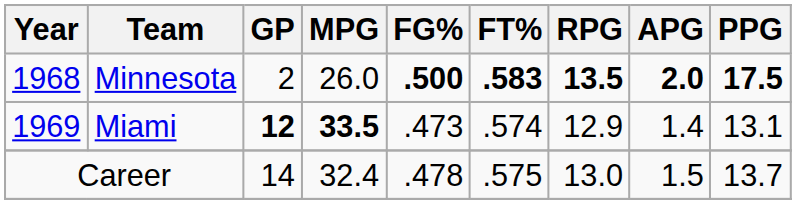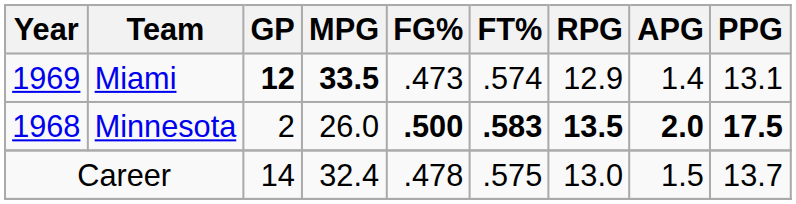rows swapped: (165, 78) <-> (136, 127)
